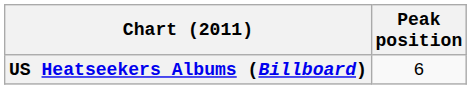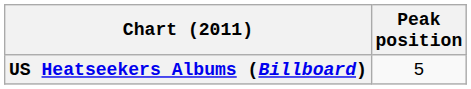(419, 70) 6 -> (419, 70) 5
